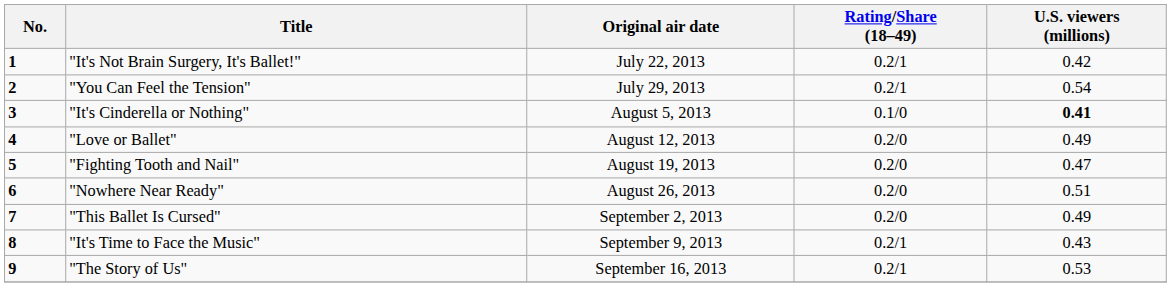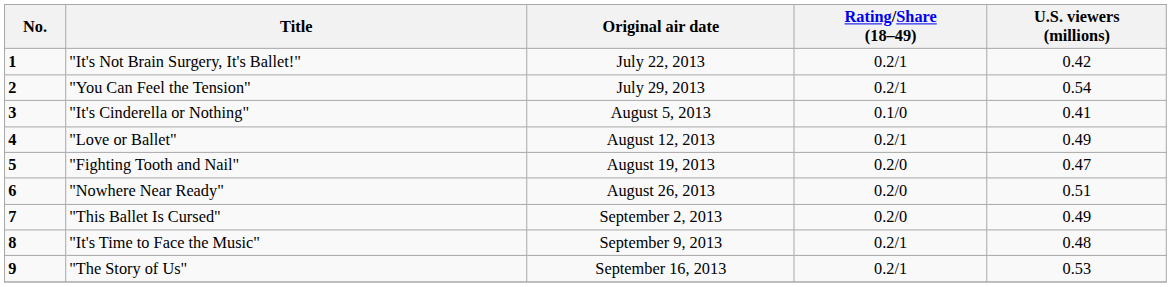(1077, 113) bold -> (1077, 113) normal
(891, 139) 0.2/0 -> (891, 139) 0.2/1
(1077, 242) 0.43 -> (1077, 242) 0.48
